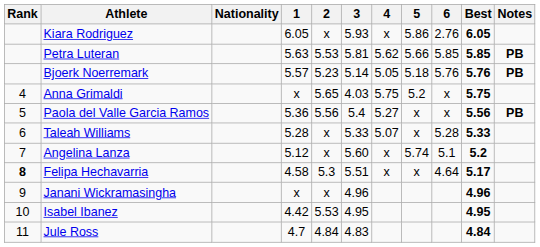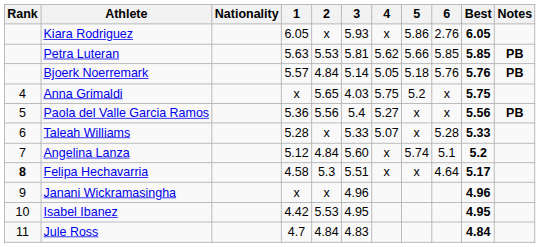(327, 73) 5.23 -> (327, 73) 4.84
(327, 152) x -> (327, 152) 4.84
